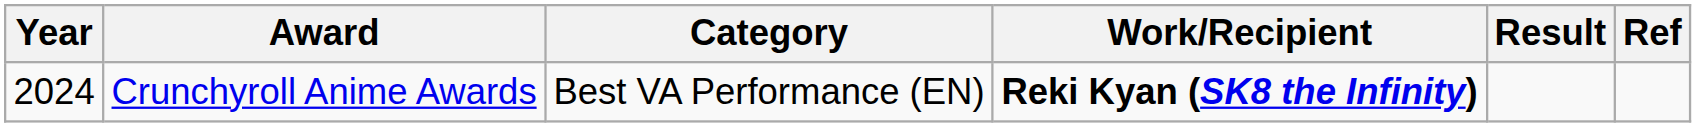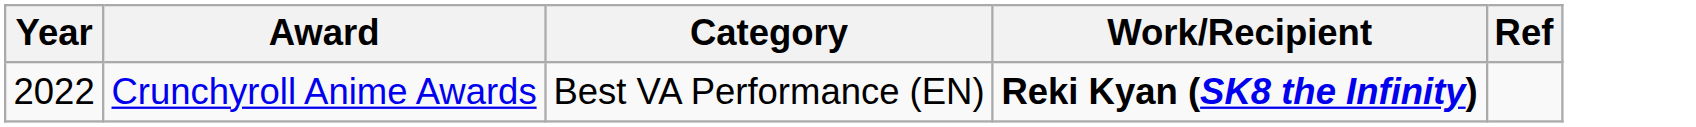- column: (1550, 33)
(54, 91) 2024 -> (54, 91) 2022
